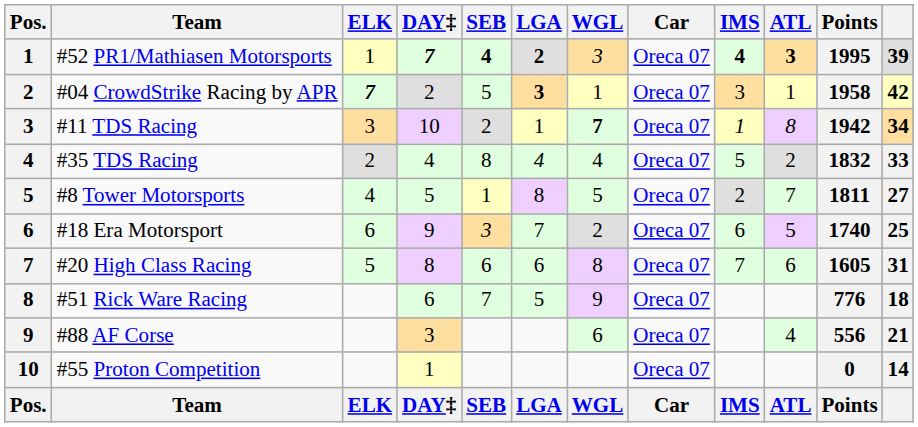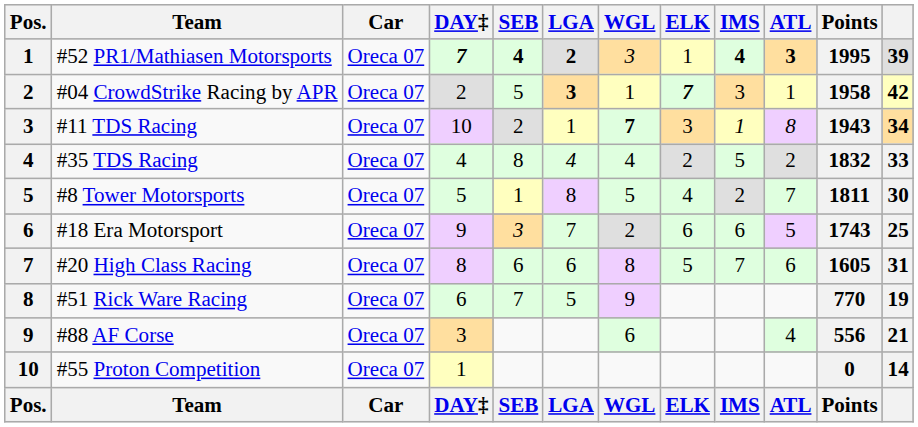columns swapped: (672, 21) <-> (370, 21)
(850, 125) 1942 -> (850, 125) 1943
(898, 195) 27 -> (898, 195) 30
(850, 230) 1740 -> (850, 230) 1743
(850, 299) 776 -> (850, 299) 770
(898, 299) 18 -> (898, 299) 19
